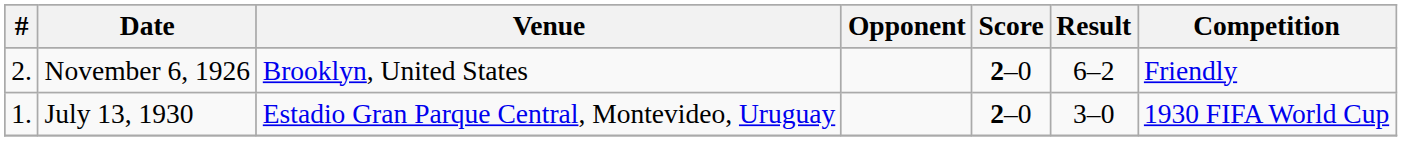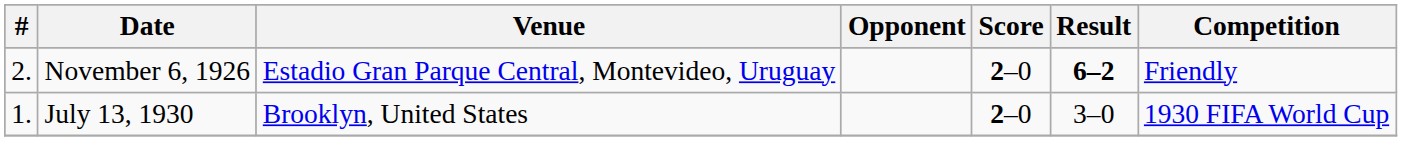(395, 69) Brooklyn, United States -> (549, 69) Estadio Gran Parque Central, Montevideo, Uruguay
(1094, 69) normal -> (1094, 69) bold
(549, 113) Estadio Gran Parque Central, Montevideo, Uruguay -> (395, 113) Brooklyn, United States
